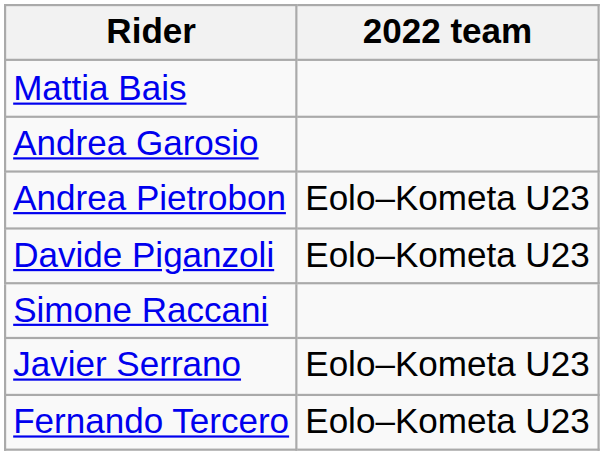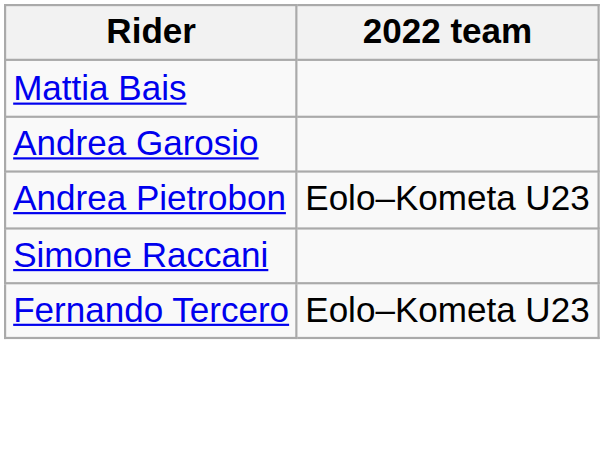- row: (144, 254)
- row: (127, 365)
